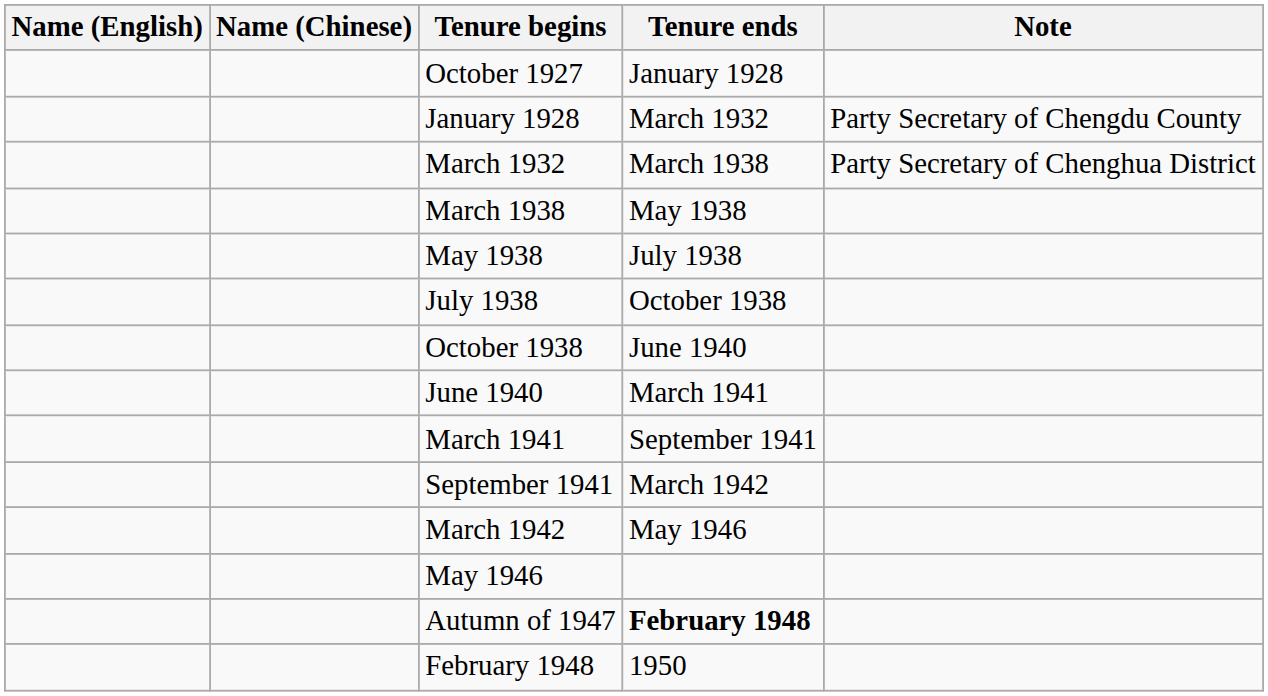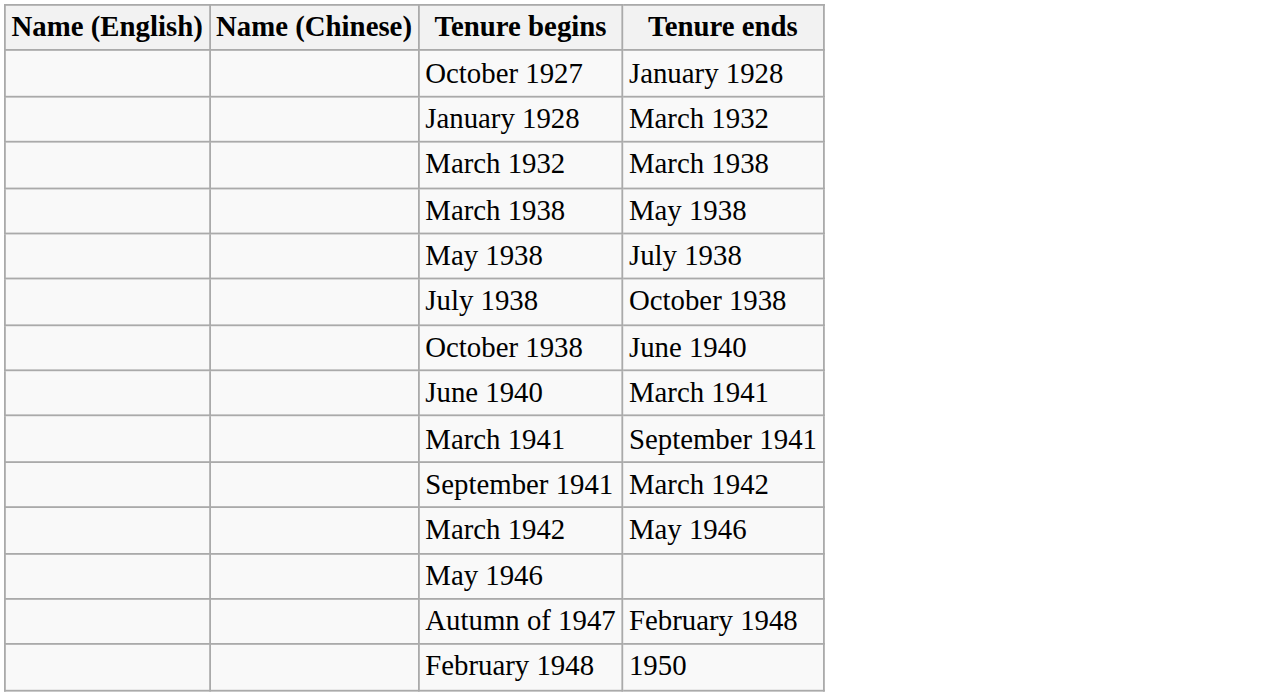- column: (1043, 27)
(720, 621) bold -> (713, 621) normal
